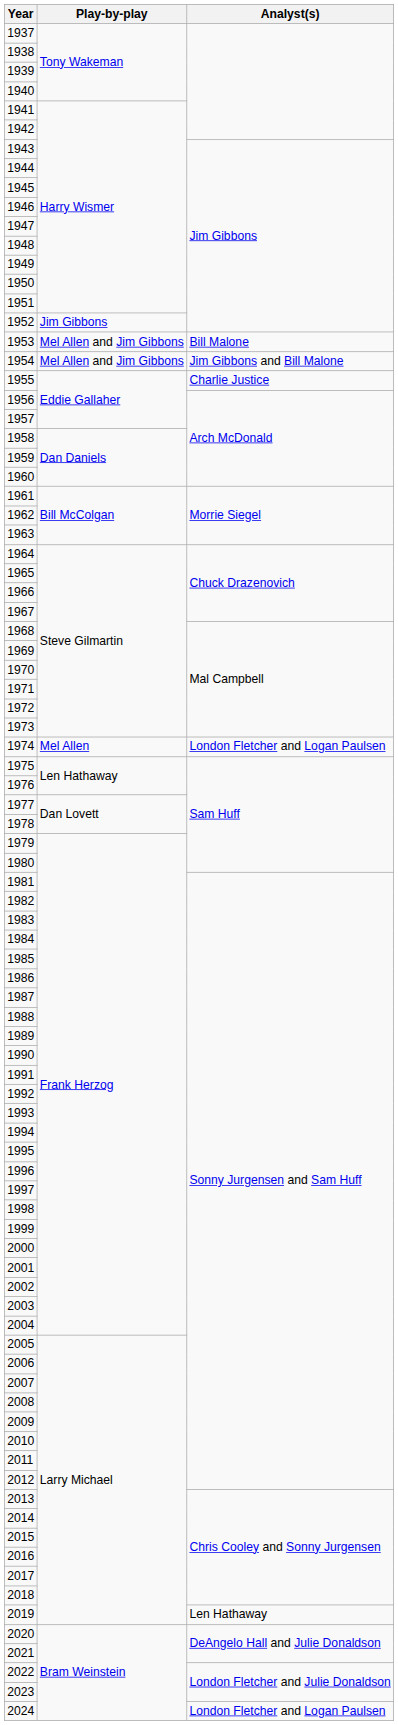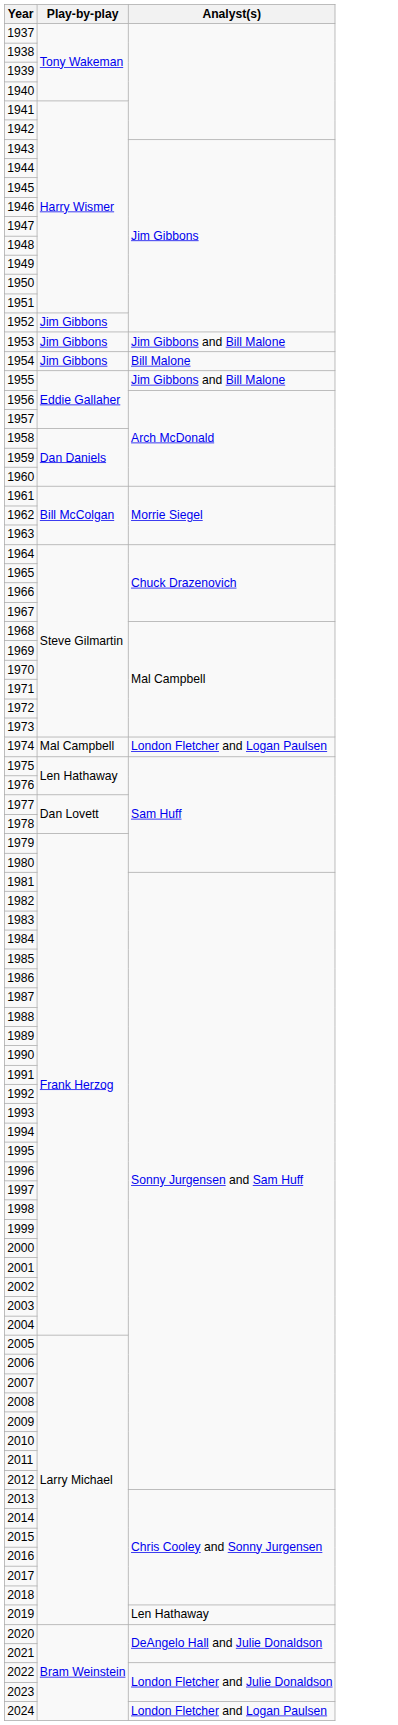(112, 341) Mel Allen and Jim Gibbons -> (74, 341) Jim Gibbons
(219, 341) Bill Malone -> (208, 341) Jim Gibbons and Bill Malone
(112, 361) Mel Allen and Jim Gibbons -> (74, 361) Jim Gibbons
(266, 361) Jim Gibbons and Bill Malone -> (161, 361) Bill Malone
(229, 380) Charlie Justice -> (208, 380) Jim Gibbons and Bill Malone
(65, 746) Mel Allen -> (77, 746) Mal Campbell
